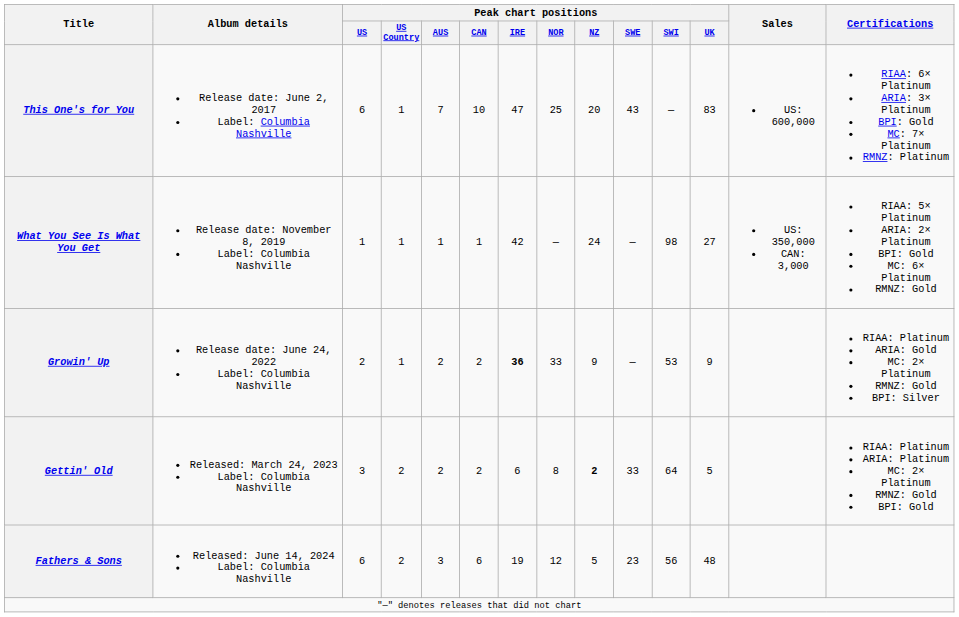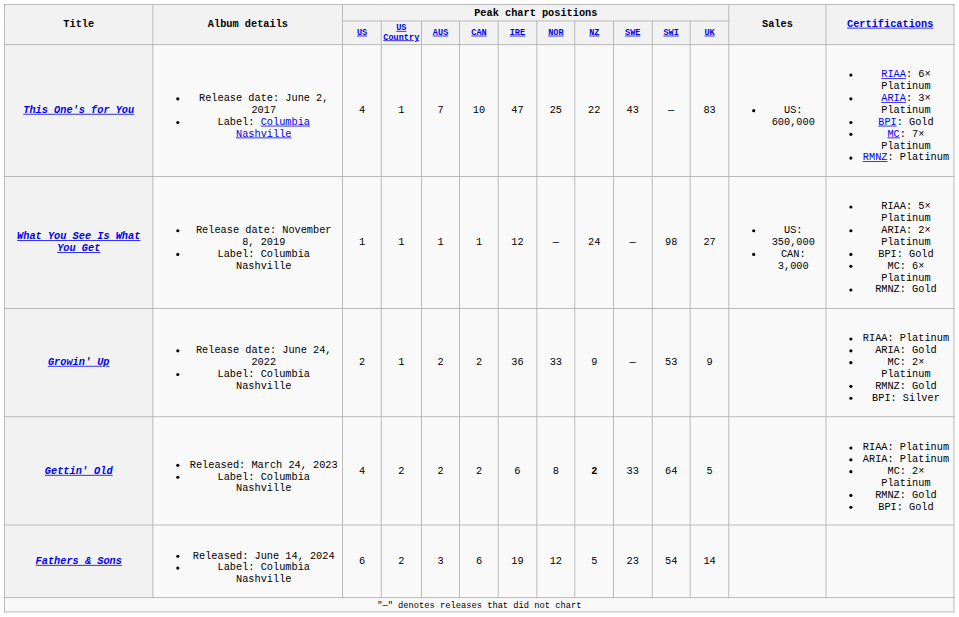(362, 110) 6 -> (362, 110) 4
(594, 110) 20 -> (594, 110) 22
(517, 242) 42 -> (517, 242) 12
(517, 363) bold -> (517, 363) normal
(362, 471) 3 -> (362, 471) 4
(671, 562) 56 -> (671, 562) 54
(710, 562) 48 -> (710, 562) 14
